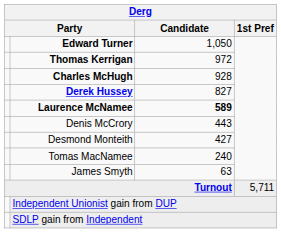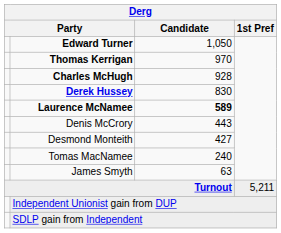(223, 60) 972 -> (223, 60) 970
(223, 92) 827 -> (223, 92) 830
(262, 188) 5,711 -> (262, 188) 5,211
